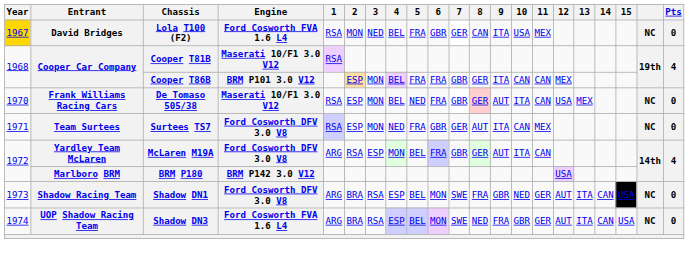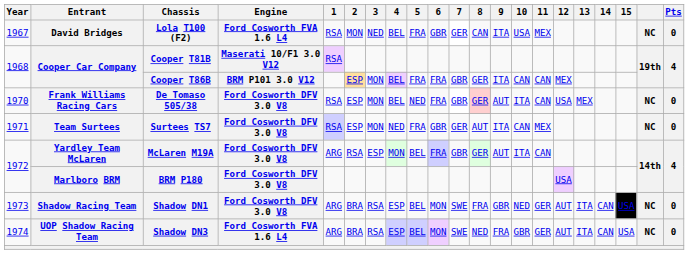(18, 33) gold background -> (18, 33) no background
(271, 100) Maserati 10/F1 3.0 V12 -> (271, 100) Ford Cosworth DFV 3.0 V8
(271, 174) BRM P142 3.0 V12 -> (271, 179) Ford Cosworth DFV 3.0 V8
